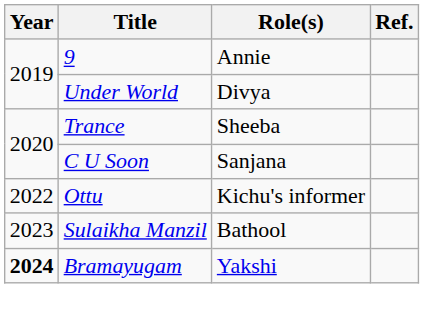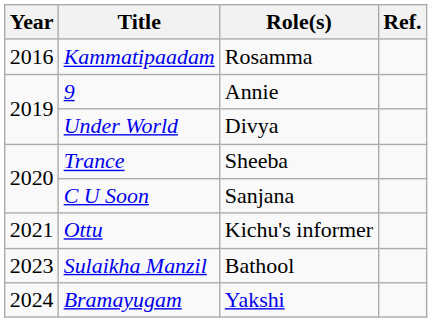+ row: (139, 56)
(32, 195) 2022 -> (32, 230) 2021
(32, 265) bold -> (32, 299) normal
